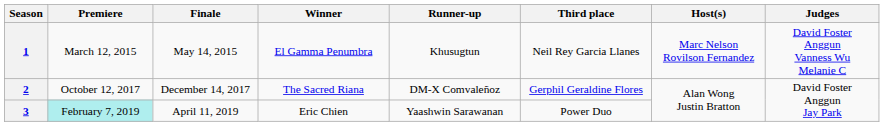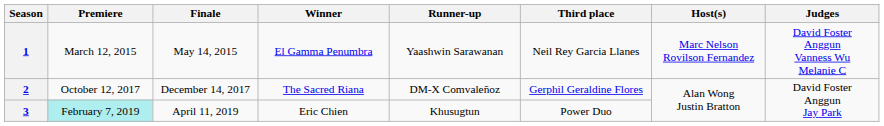(455, 51) Khusugtun -> (455, 51) Yaashwin Sarawanan
(455, 111) Yaashwin Sarawanan -> (455, 111) Khusugtun
